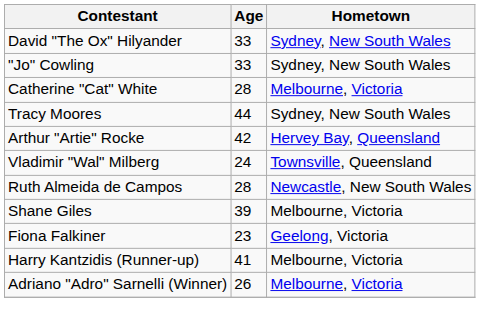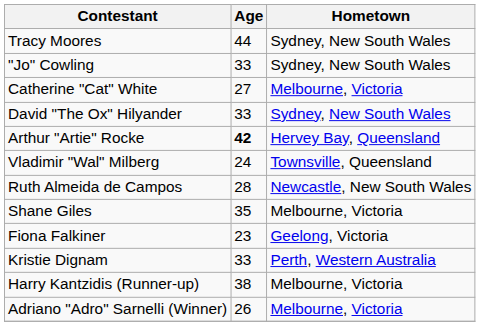rows swapped: (95, 41) <-> (55, 114)
(243, 89) 28 -> (243, 89) 27
(243, 138) normal -> (243, 138) bold
(243, 211) 39 -> (243, 211) 35
+ row: (58, 260)
(243, 260) 41 -> (243, 284) 38
